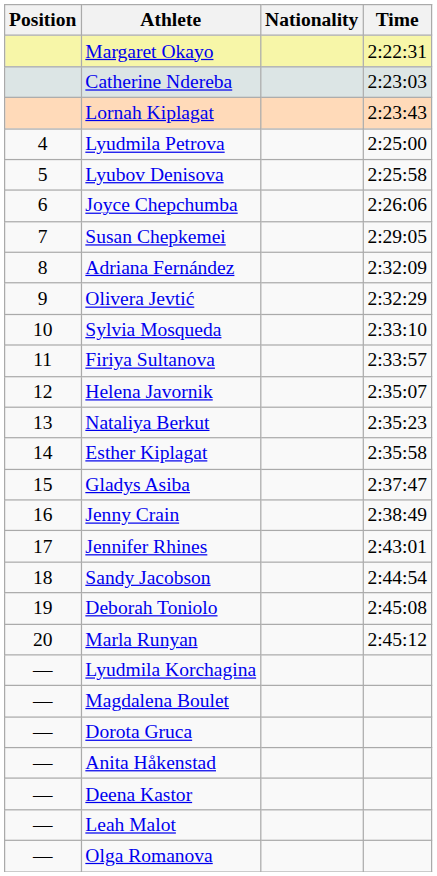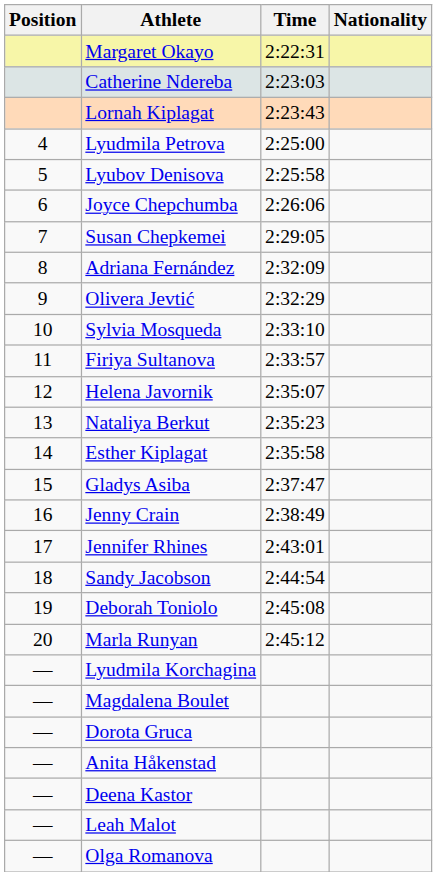columns swapped: (312, 19) <-> (397, 19)
